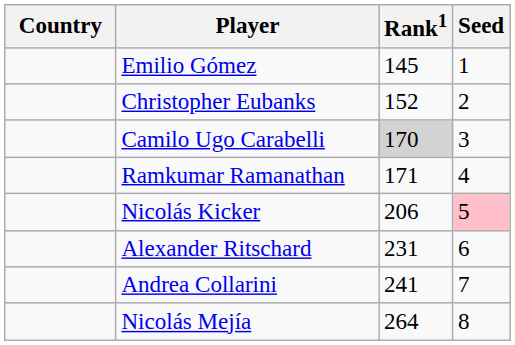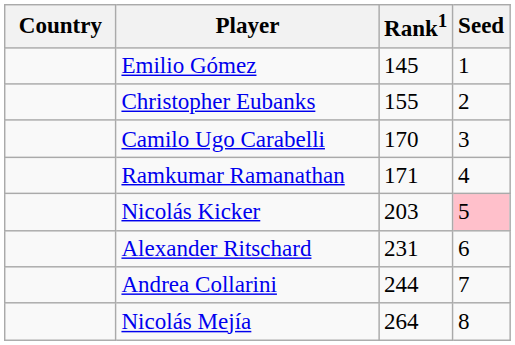(401, 102) 152 -> (401, 102) 155
(401, 138) lightgrey background -> (401, 138) no background
(401, 211) 206 -> (401, 211) 203
(401, 284) 241 -> (401, 284) 244
